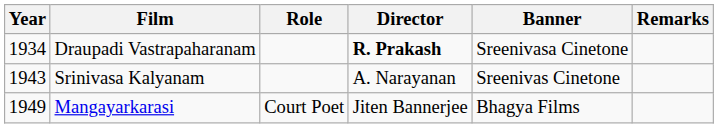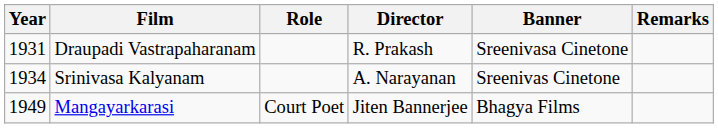(27, 48) 1934 -> (27, 48) 1931
(397, 48) bold -> (393, 48) normal
(27, 78) 1943 -> (27, 78) 1934
